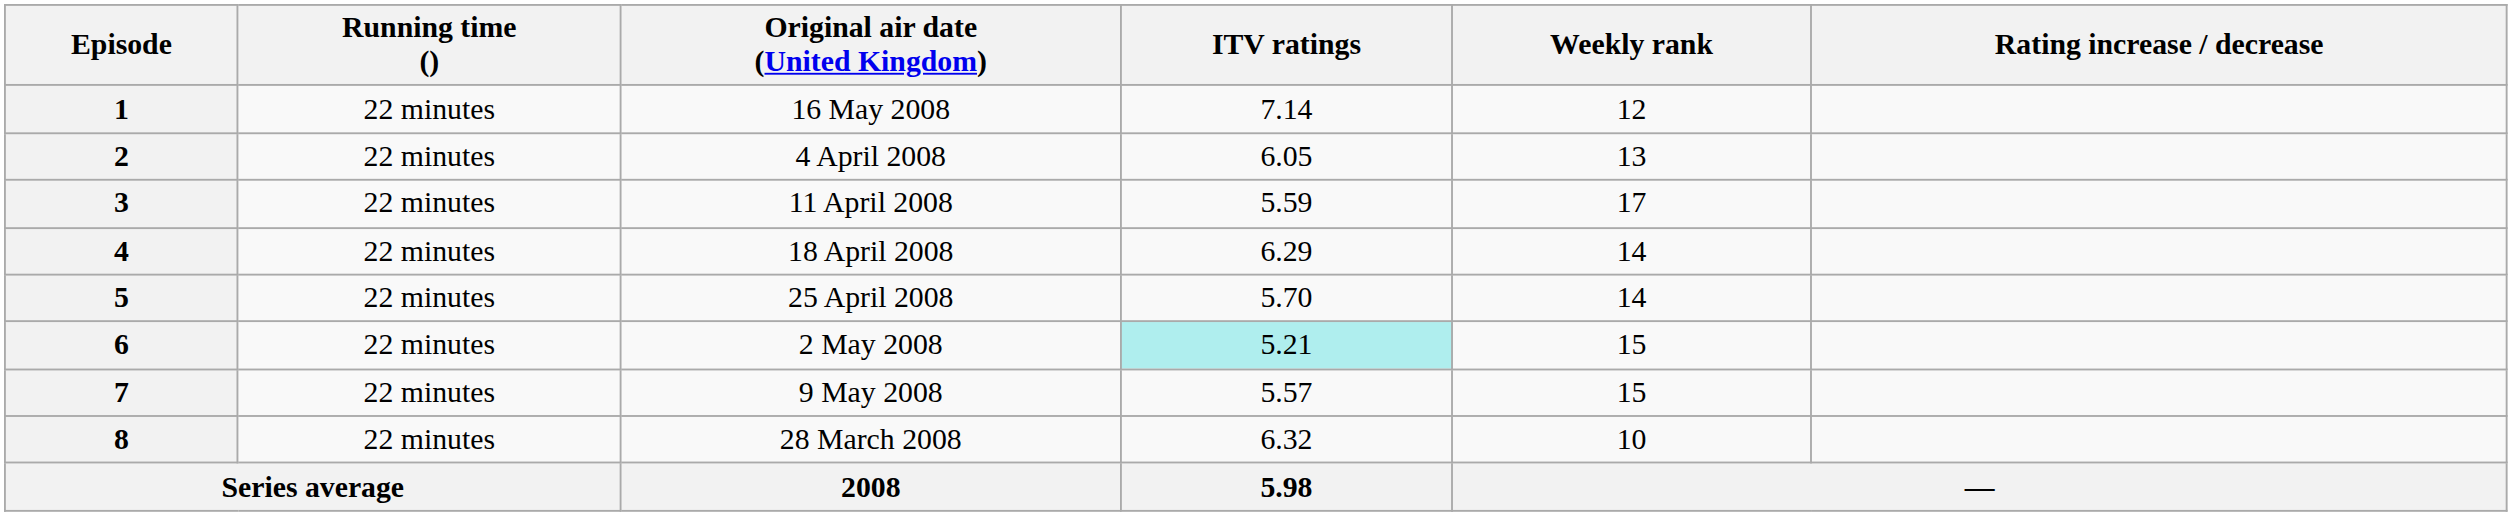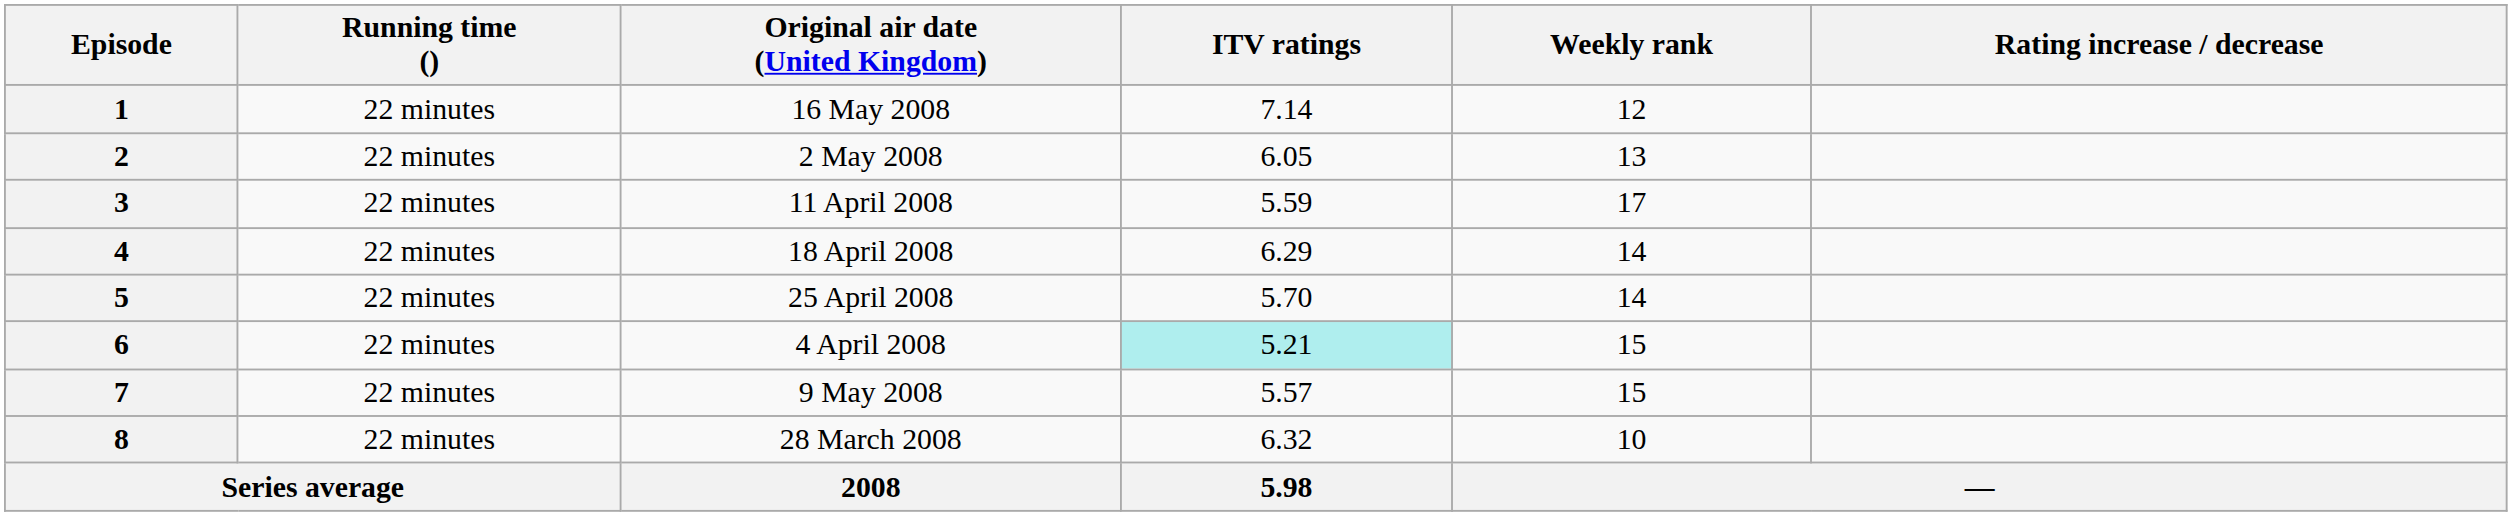(871, 155) 4 April 2008 -> (871, 155) 2 May 2008
(871, 344) 2 May 2008 -> (871, 344) 4 April 2008
